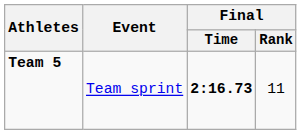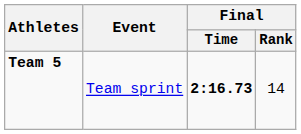(276, 90) 11 -> (276, 90) 14
